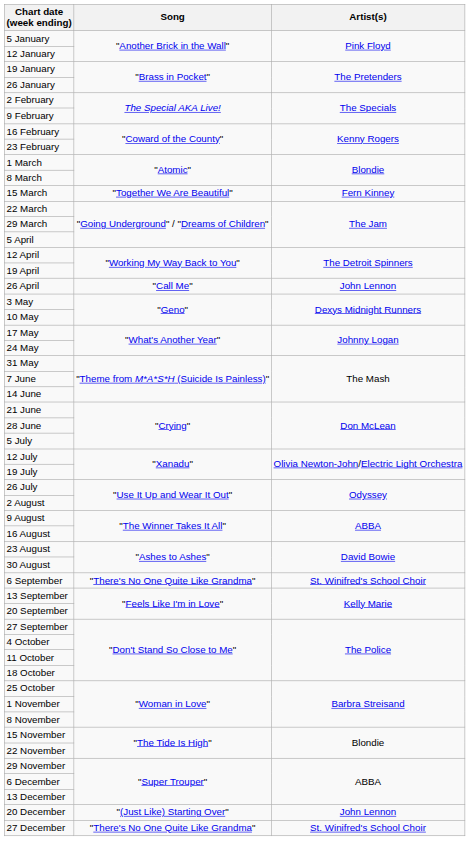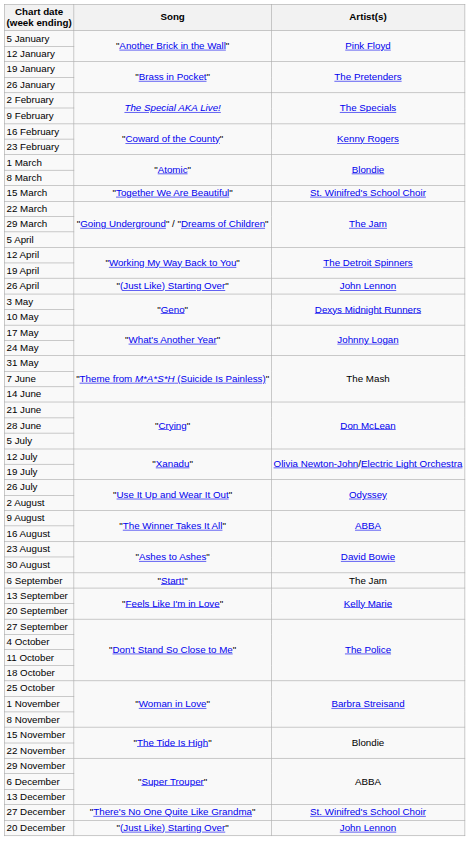(368, 193) Fern Kinney -> (368, 193) St. Winifred's School Choir
(173, 286) "Call Me" -> (173, 286) "(Just Like) Starting Over"
(173, 580) "There's No One Quite Like Grandma" -> (173, 580) "Start!"
(368, 580) St. Winifred's School Choir -> (368, 580) The Jam
rows swapped: (36, 812) <-> (36, 828)
